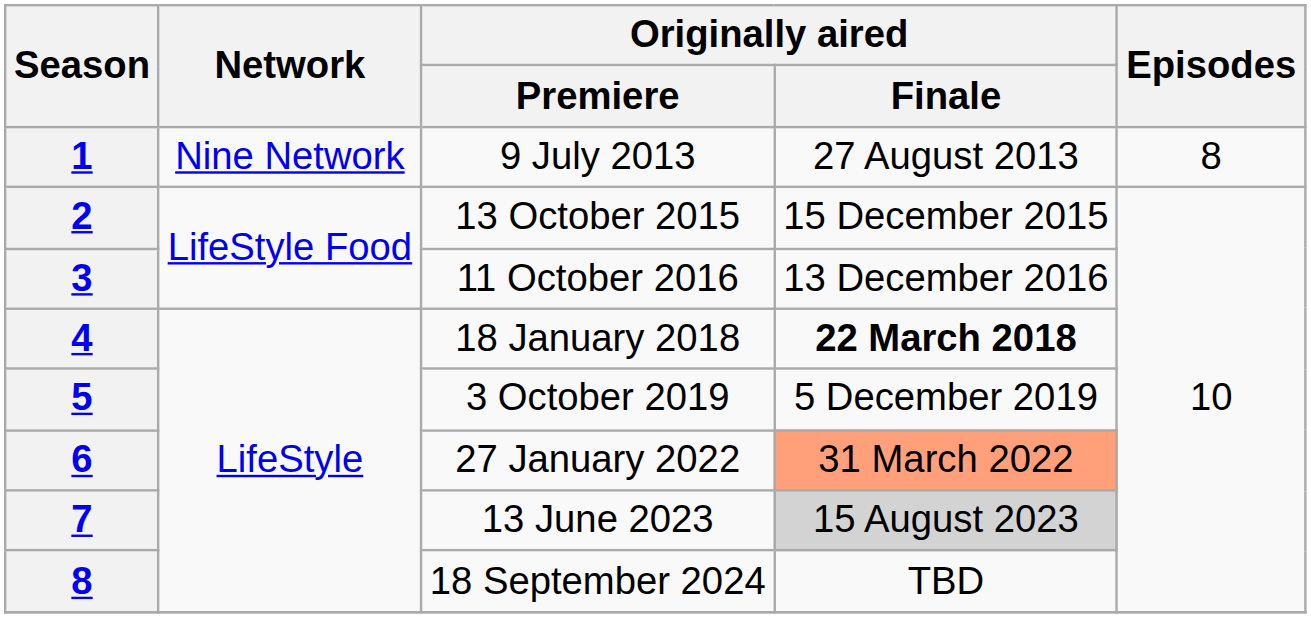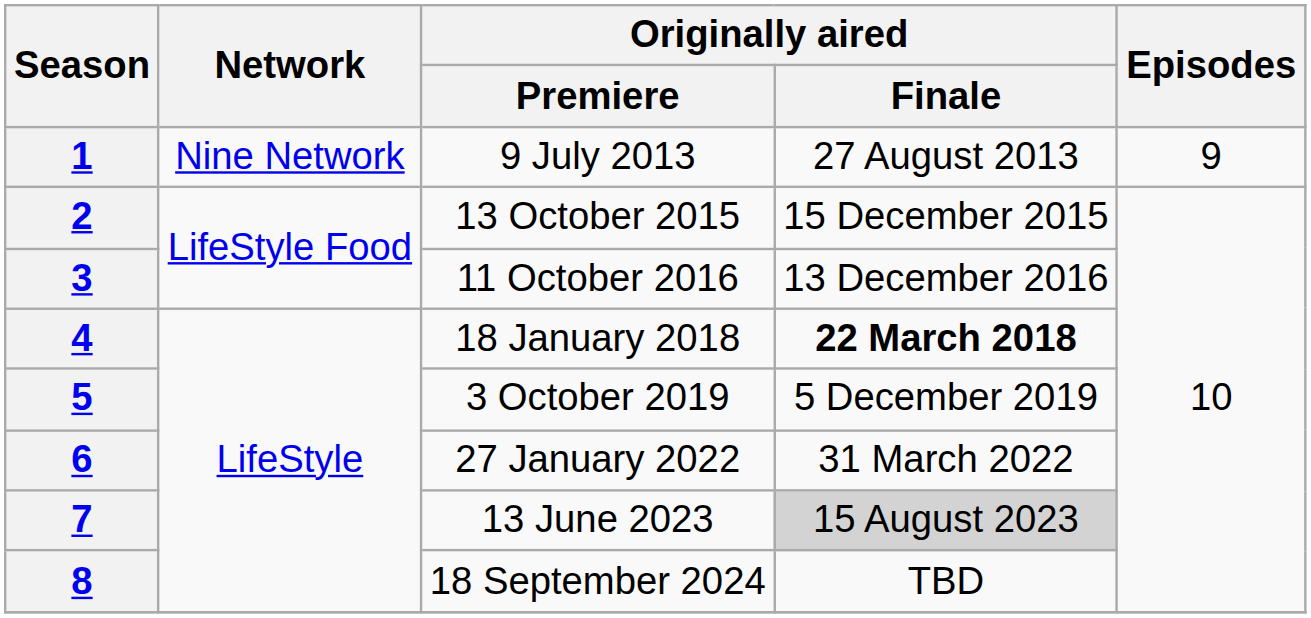(1211, 156) 8 -> (1211, 156) 9
(946, 459) lightsalmon background -> (946, 459) no background
